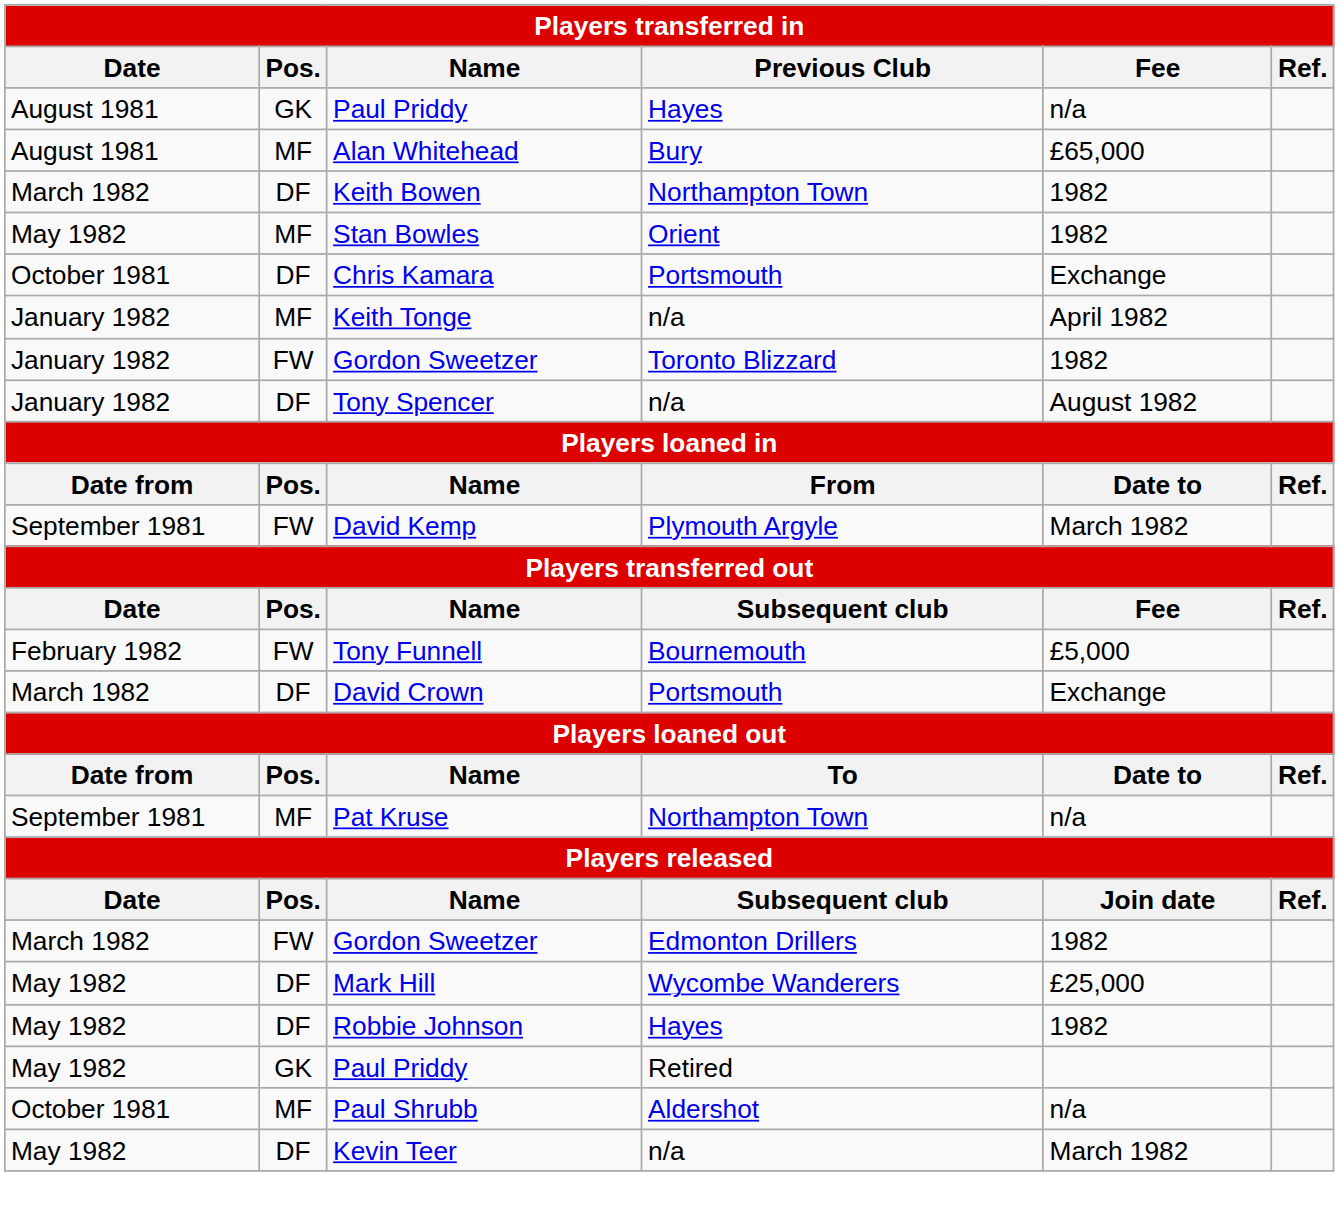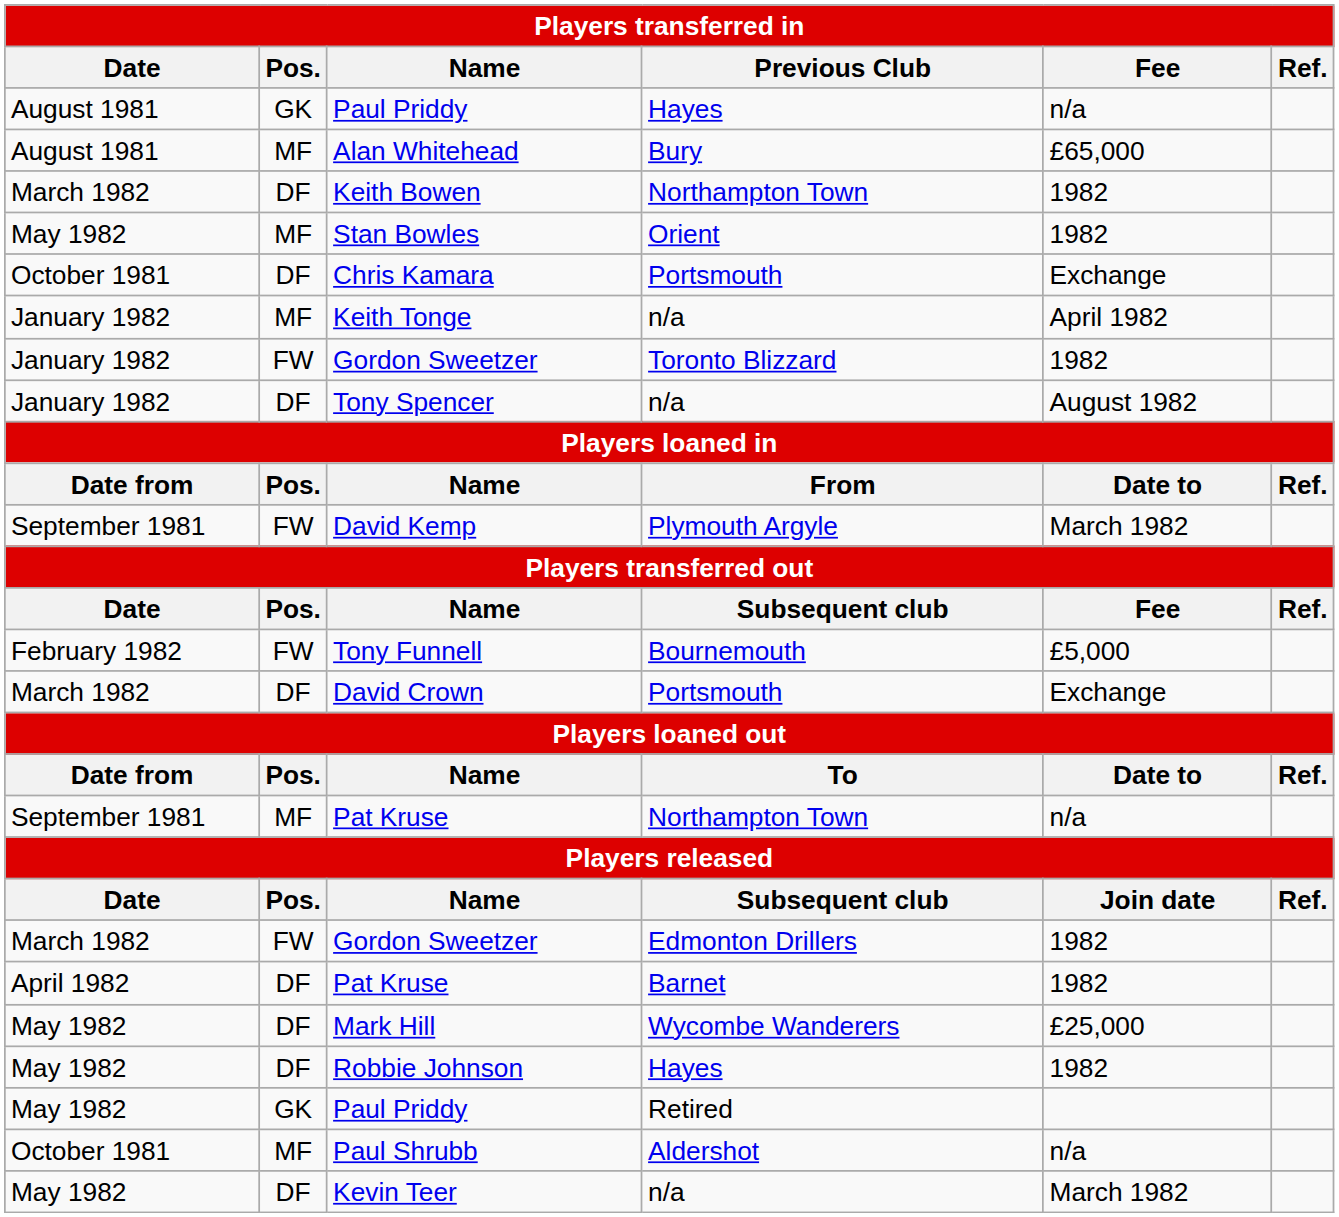+ row: (391, 983)
